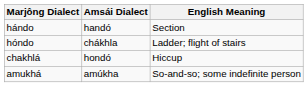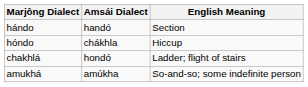(199, 43) Ladder; flight of stairs -> (167, 43) Hiccup
(167, 58) Hiccup -> (199, 58) Ladder; flight of stairs
